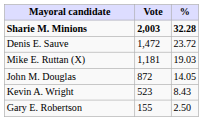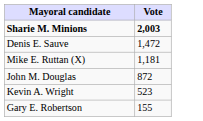- column: (185, 12)
